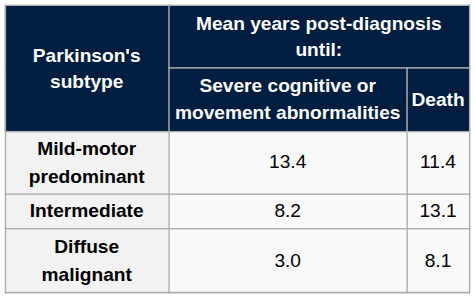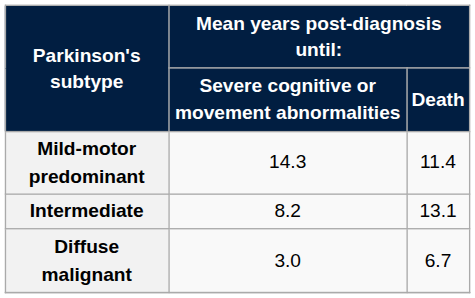(288, 162) 13.4 -> (288, 162) 14.3
(438, 261) 8.1 -> (438, 261) 6.7
